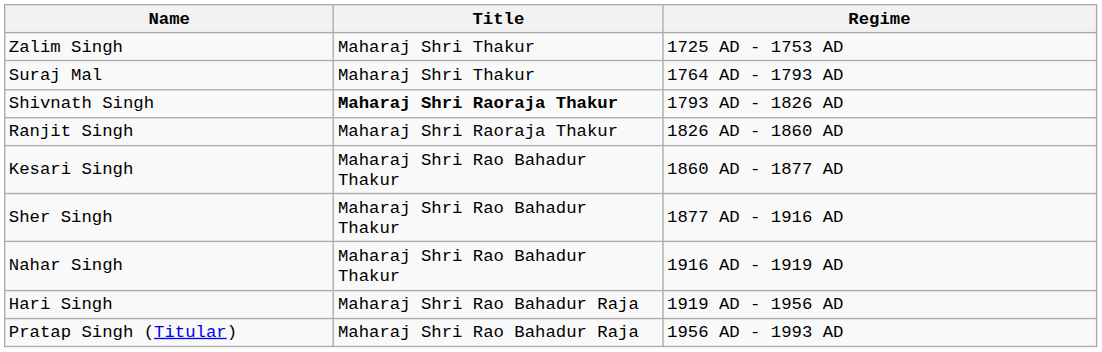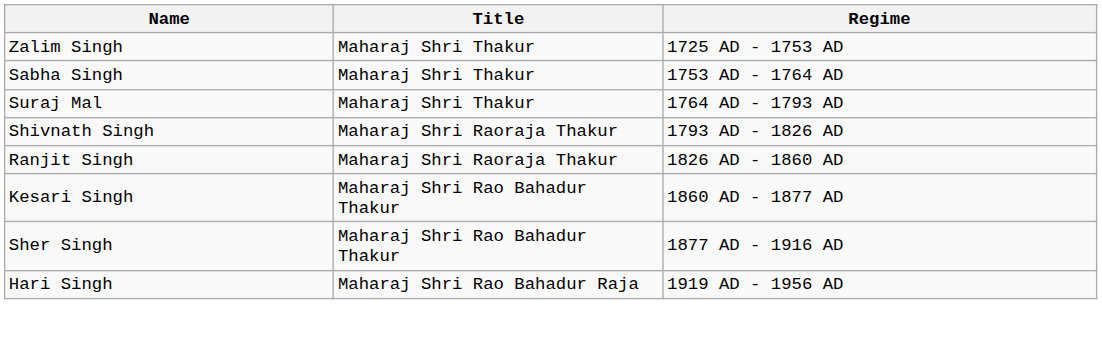+ row: (66, 75)
(478, 103) bold -> (478, 131) normal
- row: (66, 266)
- row: (123, 332)
